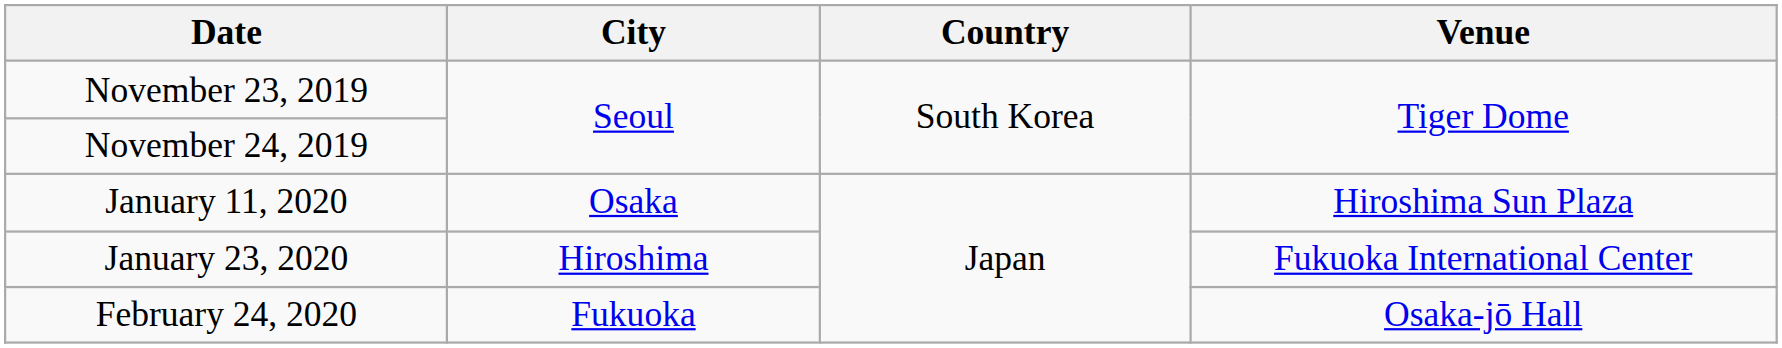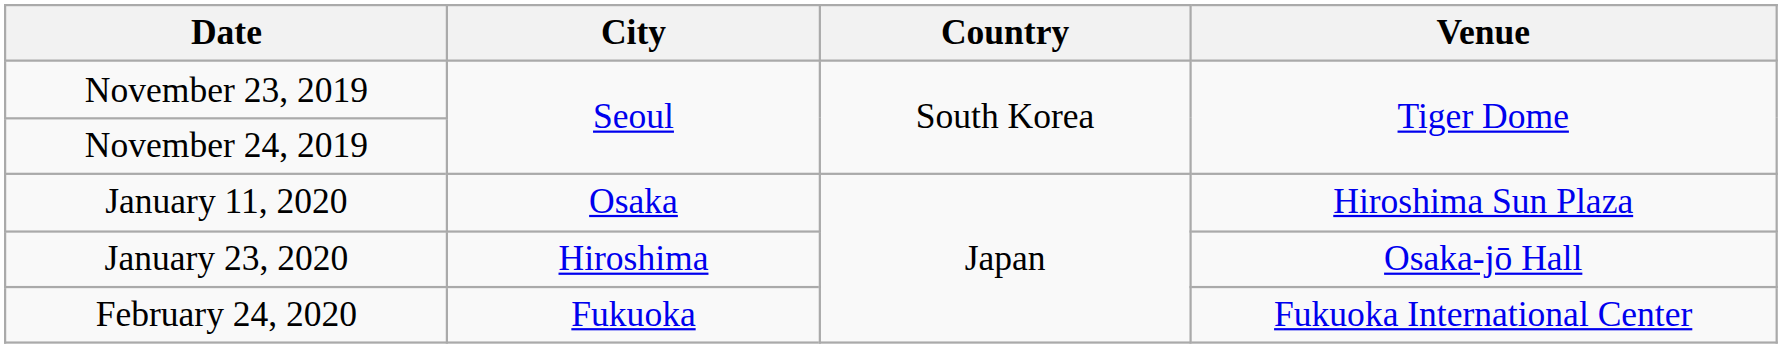(1483, 257) Fukuoka International Center -> (1483, 257) Osaka-jō Hall
(1483, 314) Osaka-jō Hall -> (1483, 314) Fukuoka International Center
